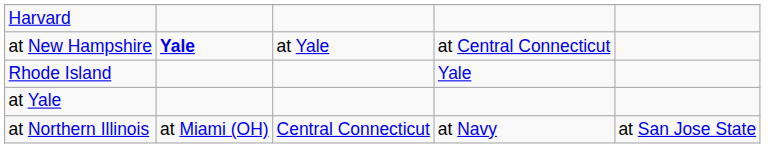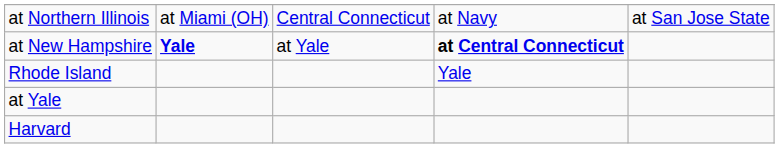rows swapped: (79, 128) <-> (40, 18)
(524, 45) normal -> (531, 45) bold
